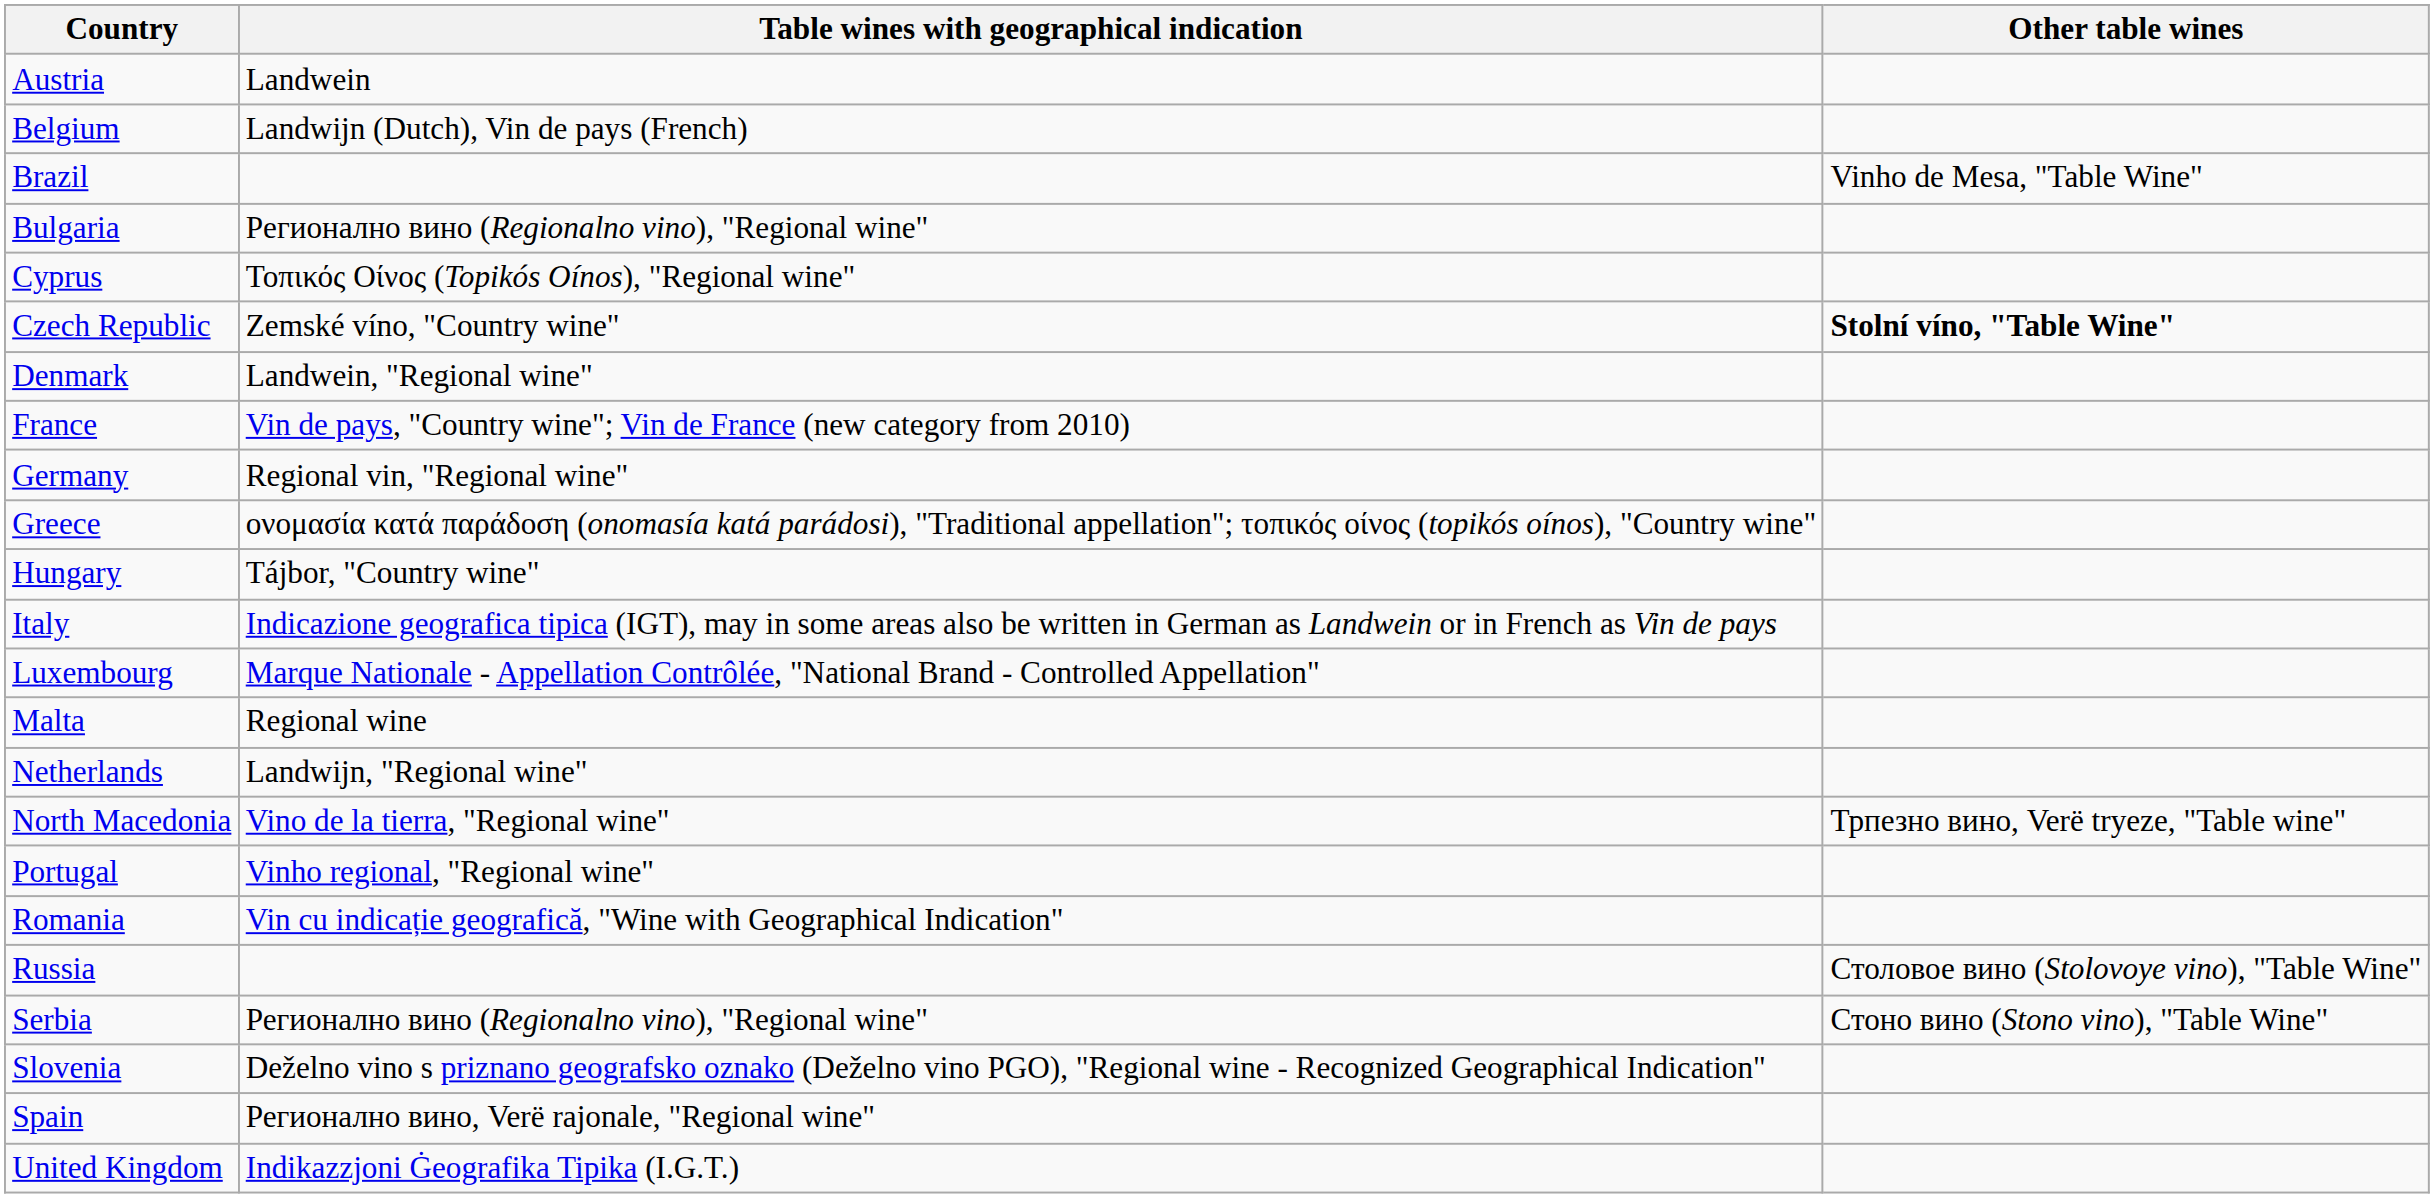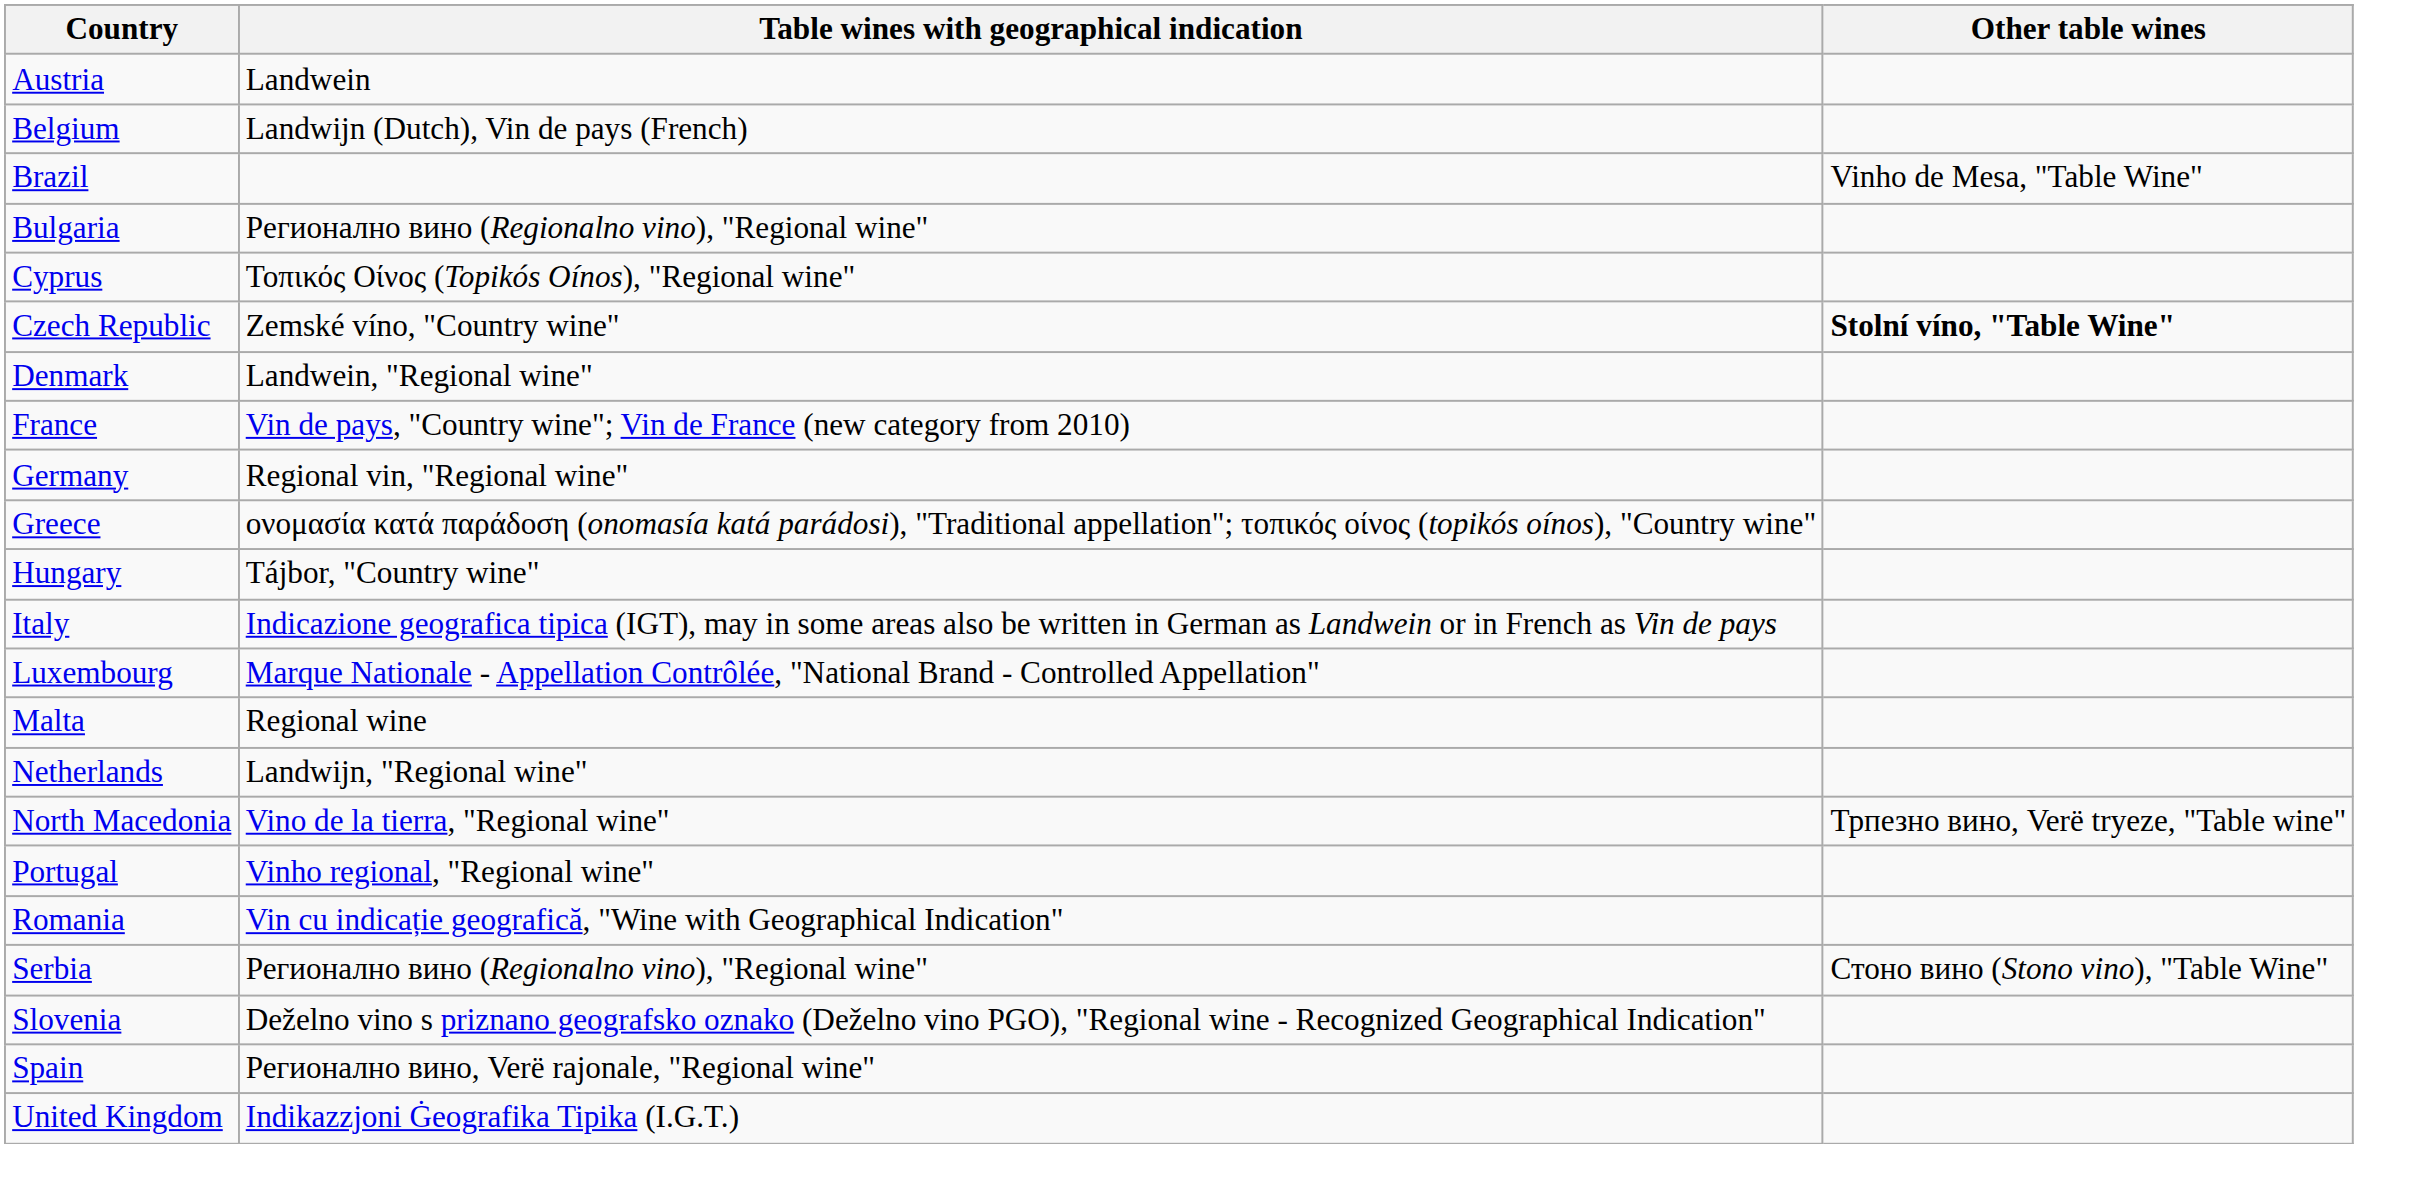- row: (54, 969)
